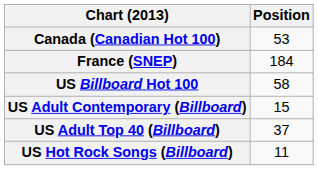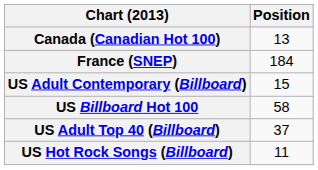(281, 38) 53 -> (281, 38) 13
rows swapped: (127, 84) <-> (127, 107)
